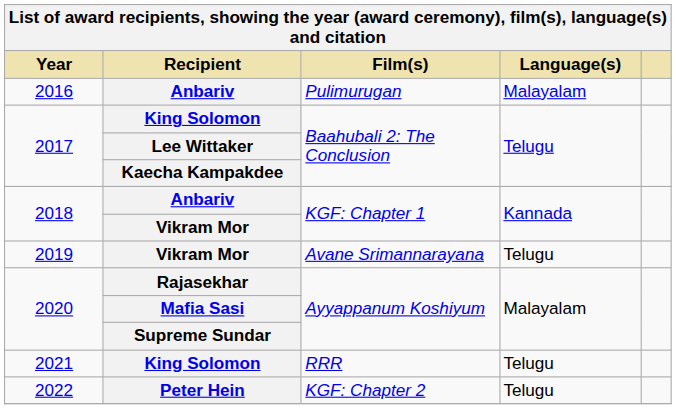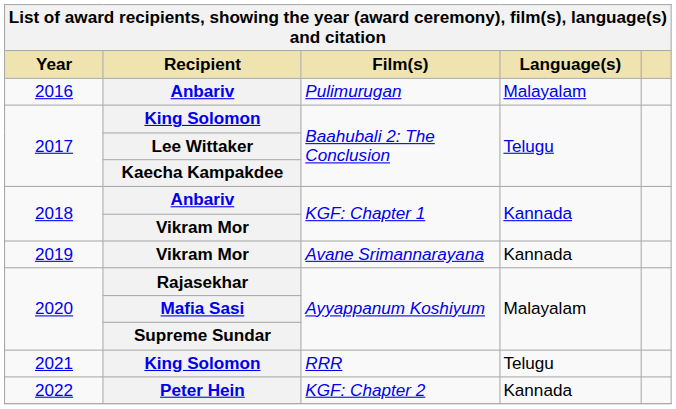(529, 254) Telugu -> (538, 254) Kannada
(529, 390) Telugu -> (538, 390) Kannada
